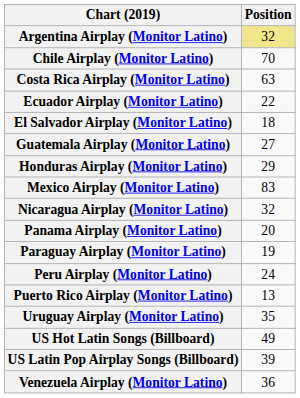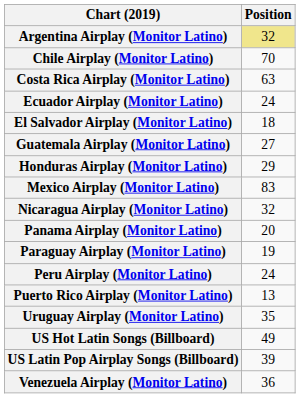(268, 101) 22 -> (268, 101) 24
